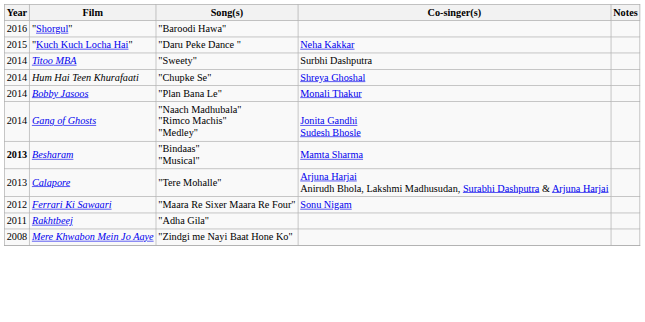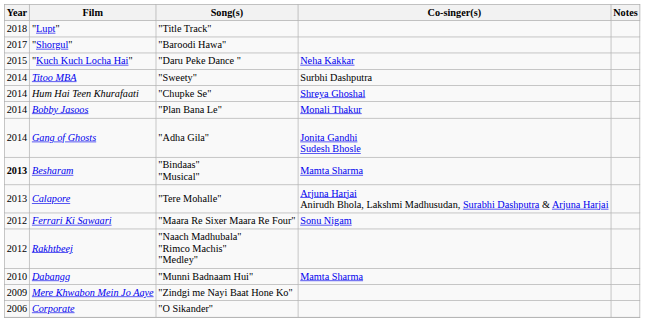+ row: (46, 28)
(17, 28) 2016 -> (17, 45) 2017
(200, 121) "Naach Madhubala" "Rimco Machis" "Medley" -> (184, 137) "Adha Gila"
(17, 221) 2011 -> (17, 248) 2012
(184, 221) "Adha Gila" -> (200, 248) "Naach Madhubala" "Rimco Machis" "Medley"
+ row: (51, 276)
(17, 237) 2008 -> (17, 292) 2009
+ row: (53, 309)
